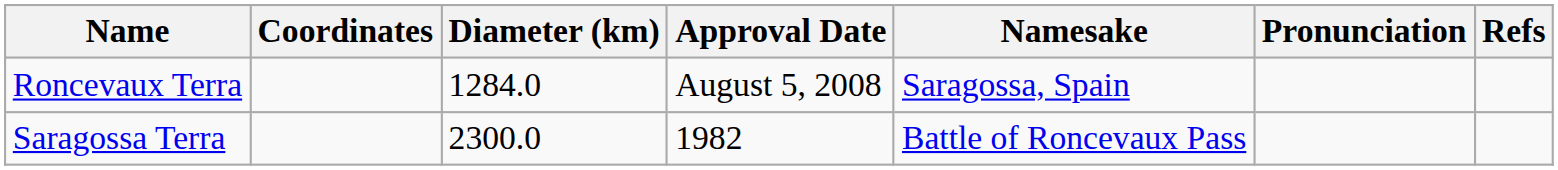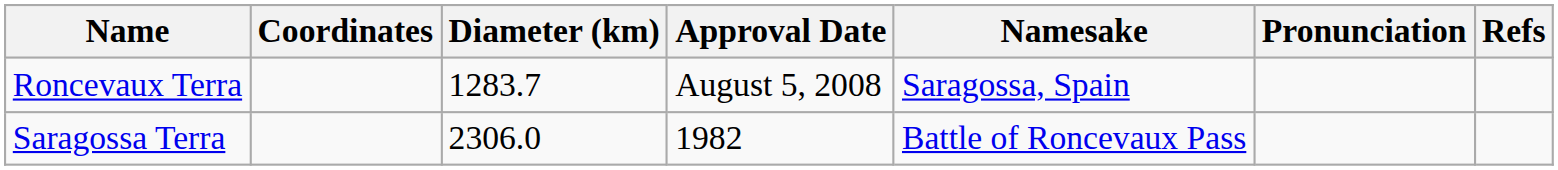(495, 84) 1284.0 -> (495, 84) 1283.7
(495, 137) 2300.0 -> (495, 137) 2306.0
